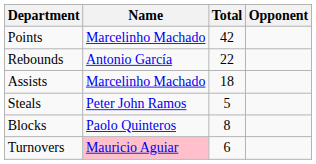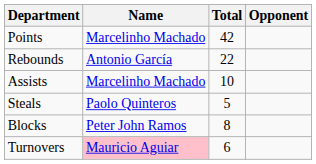(227, 81) 18 -> (227, 81) 10
(136, 103) Peter John Ramos -> (131, 103) Paolo Quinteros
(131, 125) Paolo Quinteros -> (136, 125) Peter John Ramos
